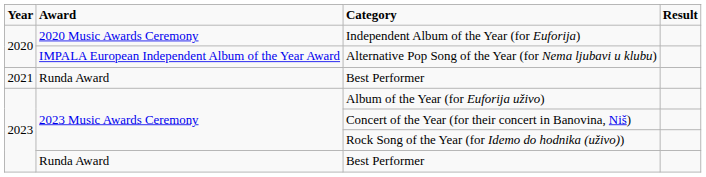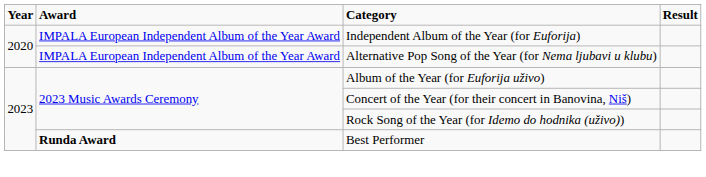(119, 35) 2020 Music Awards Ceremony -> (190, 35) IMPALA European Independent Album of the Year Award
- row: (20, 77)
(74, 160) normal -> (77, 139) bold
